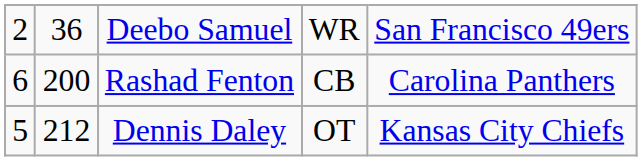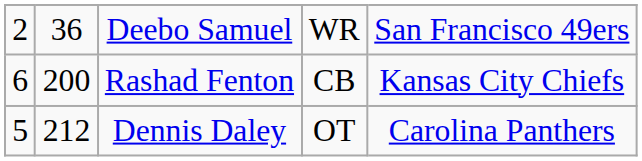(502, 79) Carolina Panthers -> (502, 79) Kansas City Chiefs
(502, 130) Kansas City Chiefs -> (502, 130) Carolina Panthers
